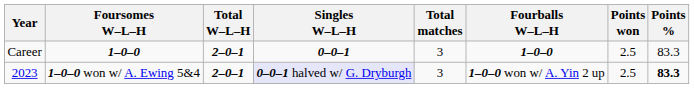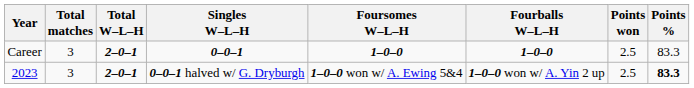columns swapped: (440, 22) <-> (124, 22)
(334, 73) lavender background -> (227, 73) no background
